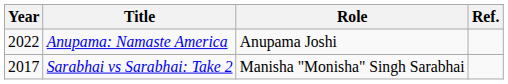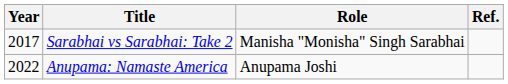rows swapped: (140, 66) <-> (137, 41)
